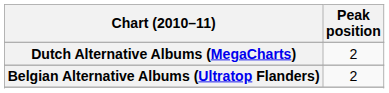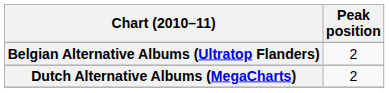rows swapped: (164, 76) <-> (164, 53)
